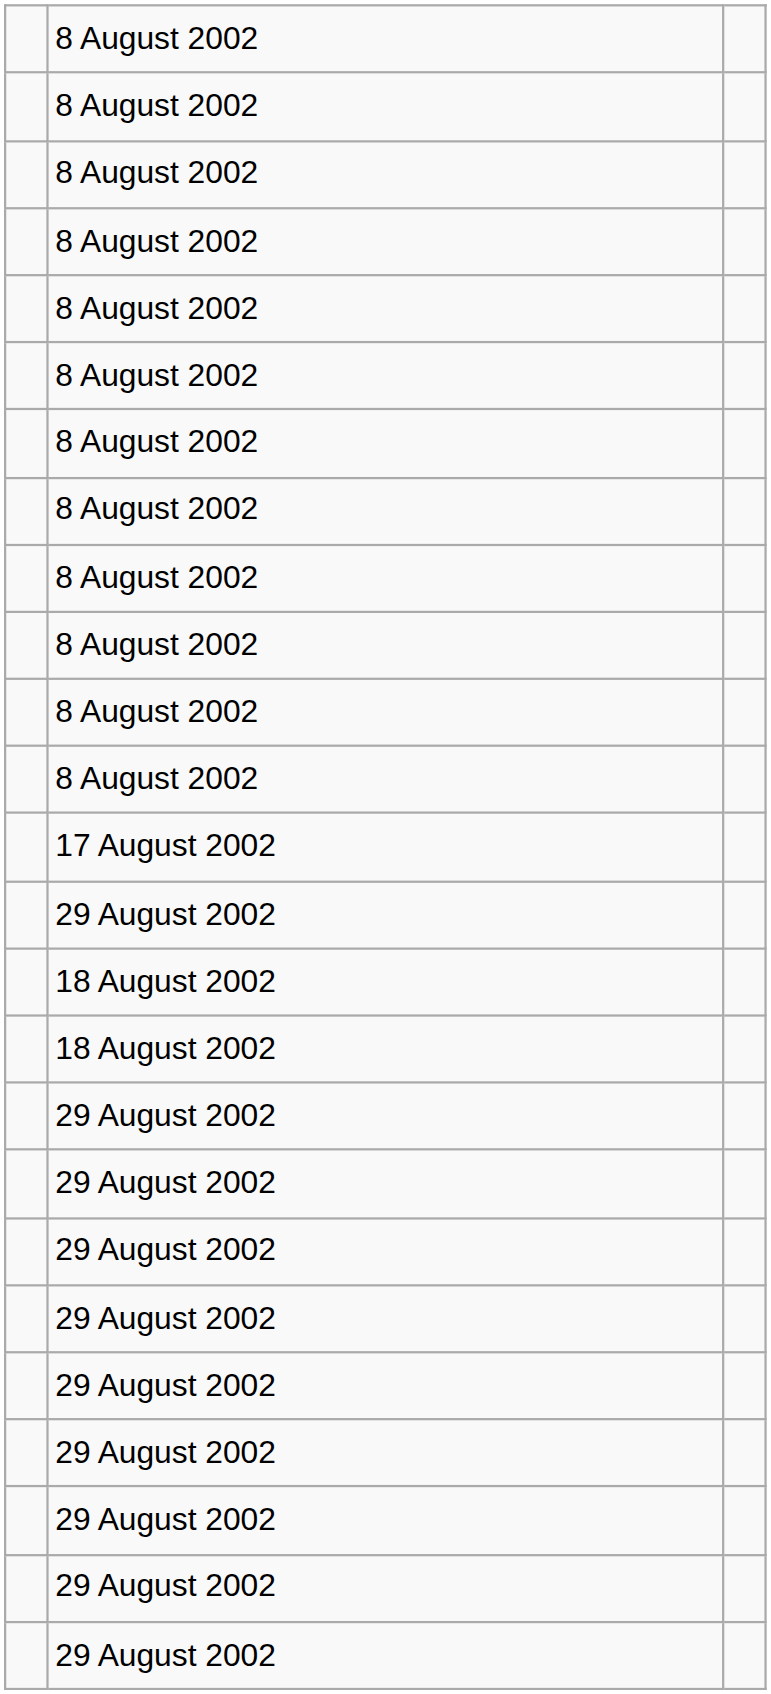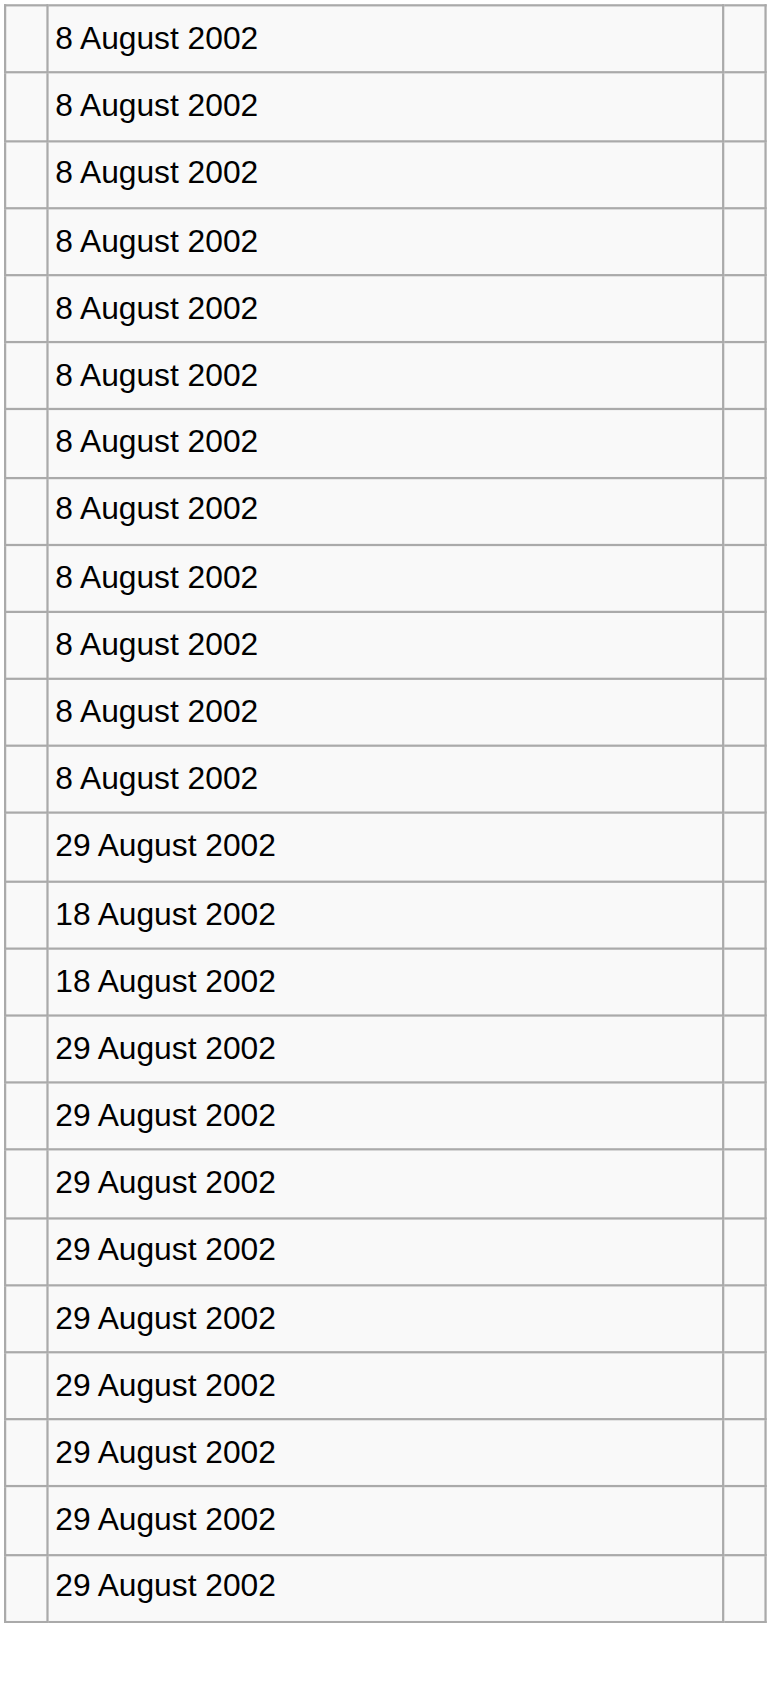- row: (26, 847)
